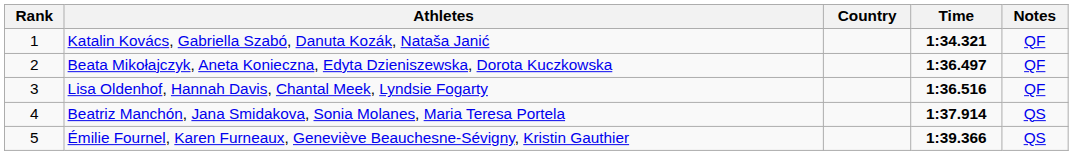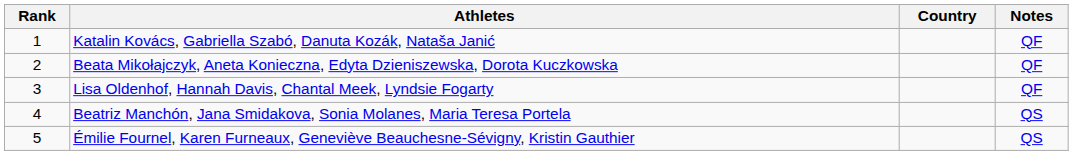- column: (956, 16)
